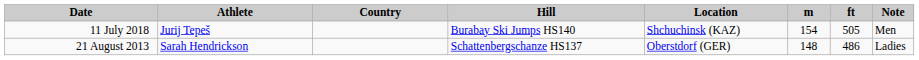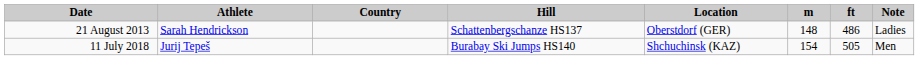rows swapped: (115, 46) <-> (122, 29)
